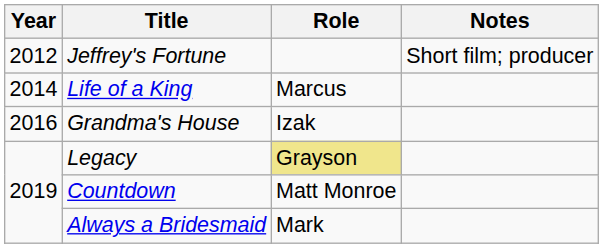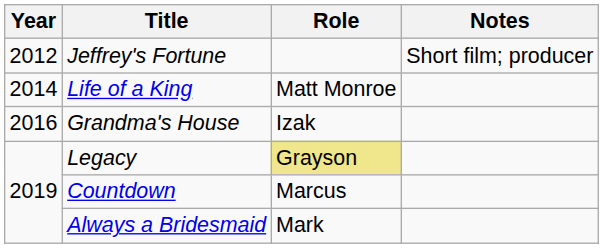(311, 89) Marcus -> (336, 89) Matt Monroe
(336, 191) Matt Monroe -> (311, 191) Marcus
